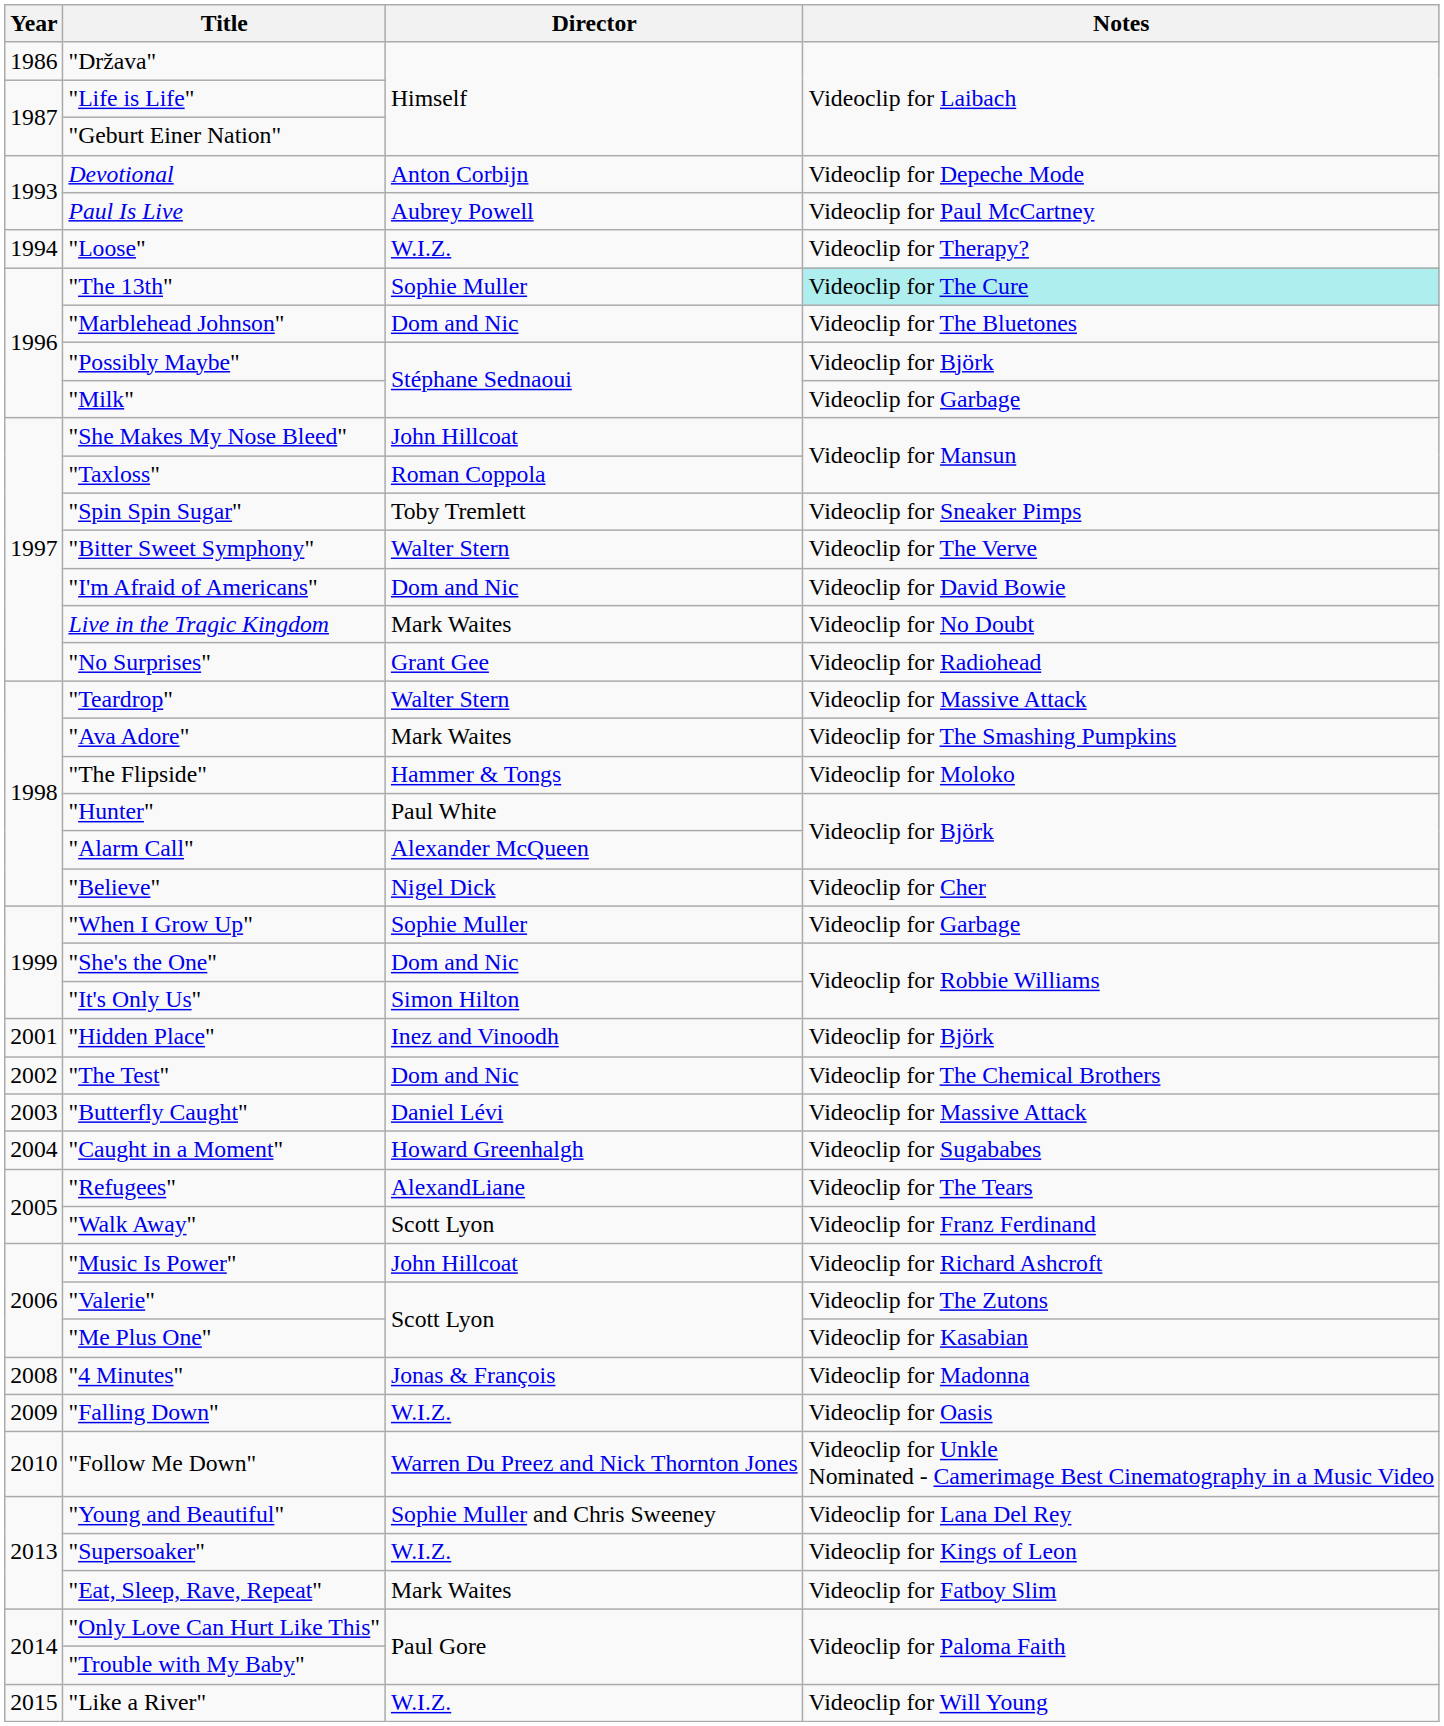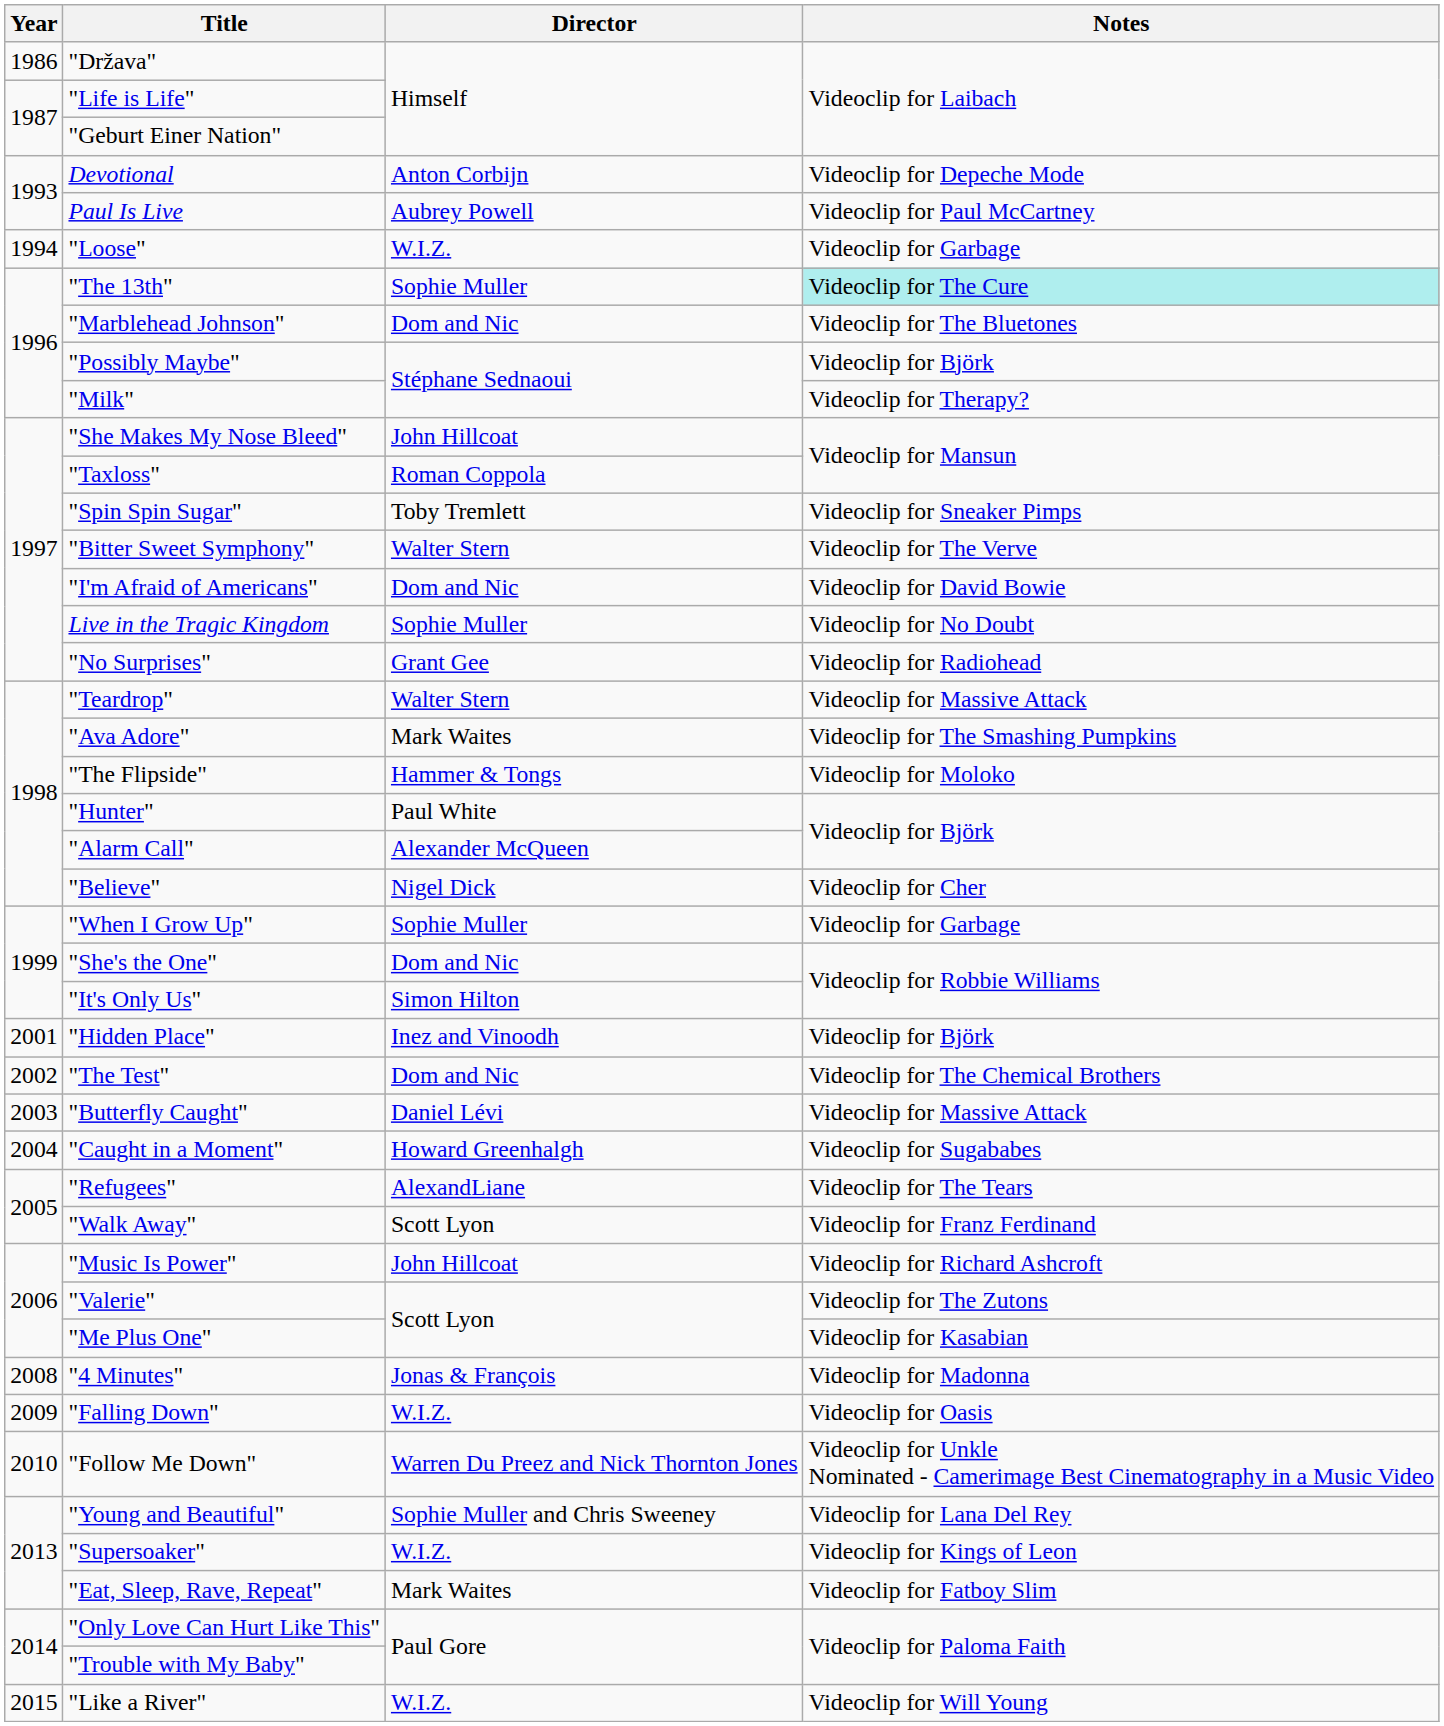(919, 248) Videoclip for Therapy? -> (914, 248) Videoclip for Garbage
(914, 398) Videoclip for Garbage -> (919, 398) Videoclip for Therapy?
(451, 624) Mark Waites -> (459, 624) Sophie Muller
